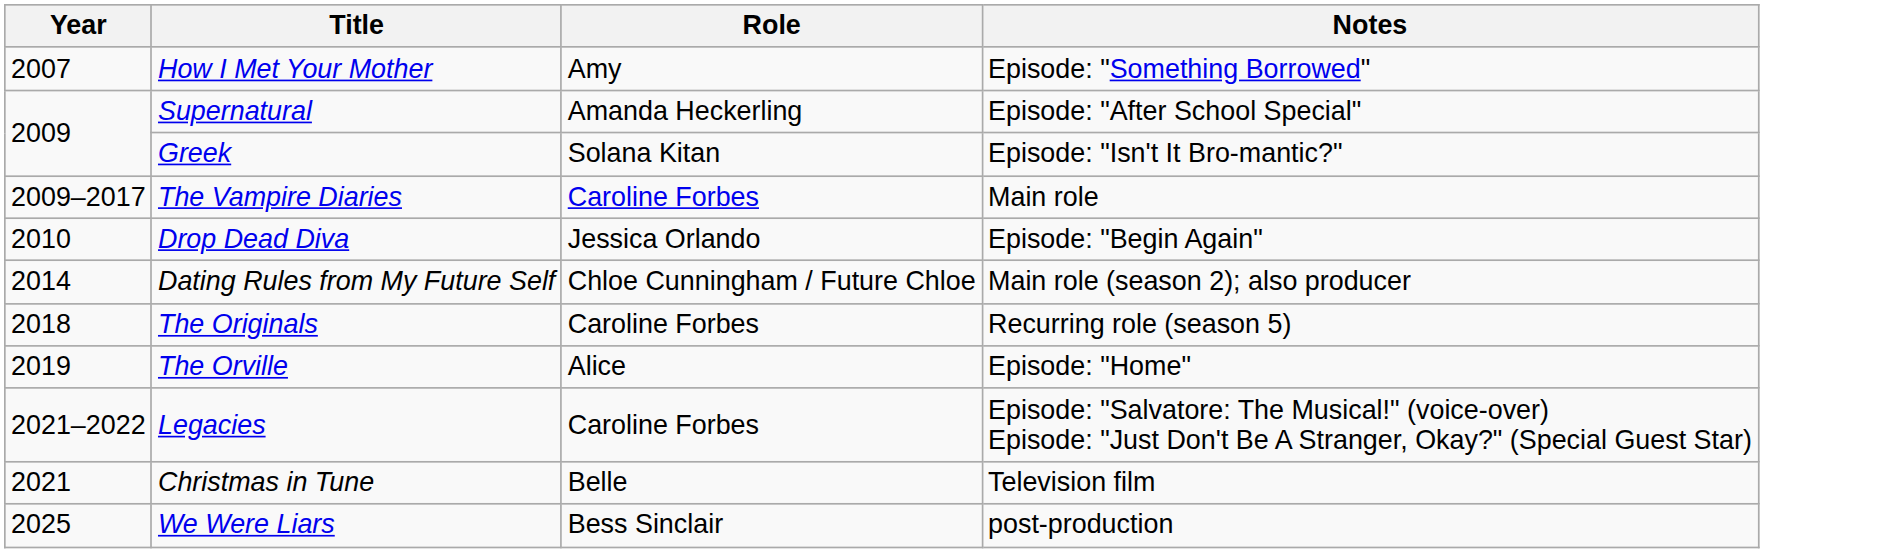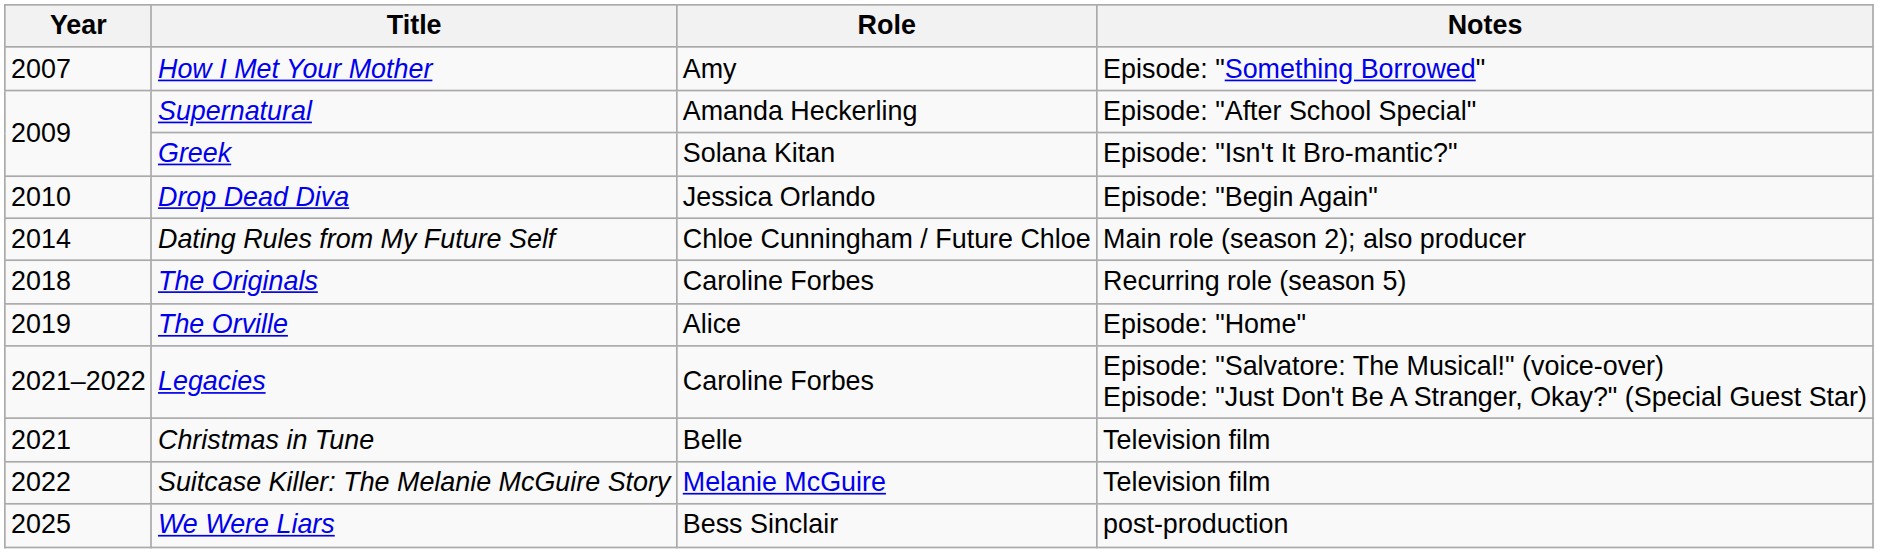- row: (280, 196)
+ row: (414, 482)
